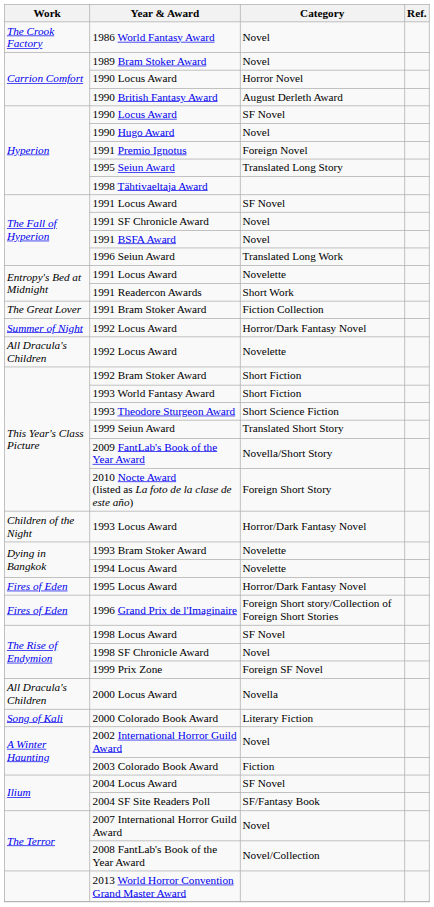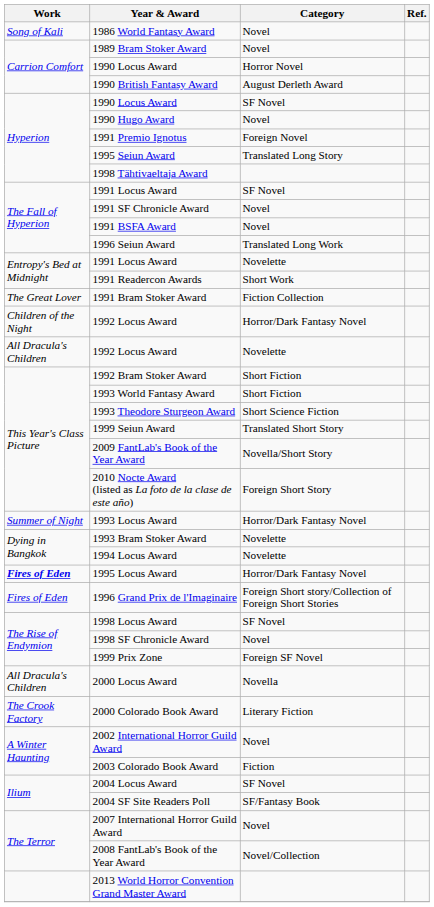(31, 37) The Crook Factory -> (35, 31) Song of Kali
(45, 327) Summer of Night -> (41, 321) Children of the Night
(41, 526) Children of the Night -> (45, 520) Summer of Night
(37, 586) normal -> (39, 573) bold
(35, 718) Song of Kali -> (31, 711) The Crook Factory
